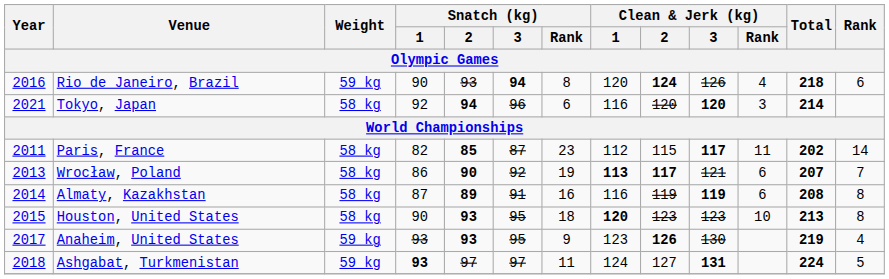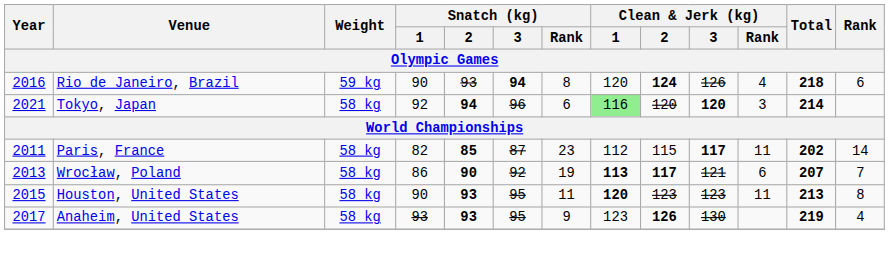(616, 106) no background -> (616, 106) lightgreen background
- row: (131, 195)
(567, 218) 18 -> (567, 195) 11
(762, 218) 10 -> (762, 195) 11
(360, 240) 59 kg -> (360, 218) 58 kg
- row: (148, 263)
